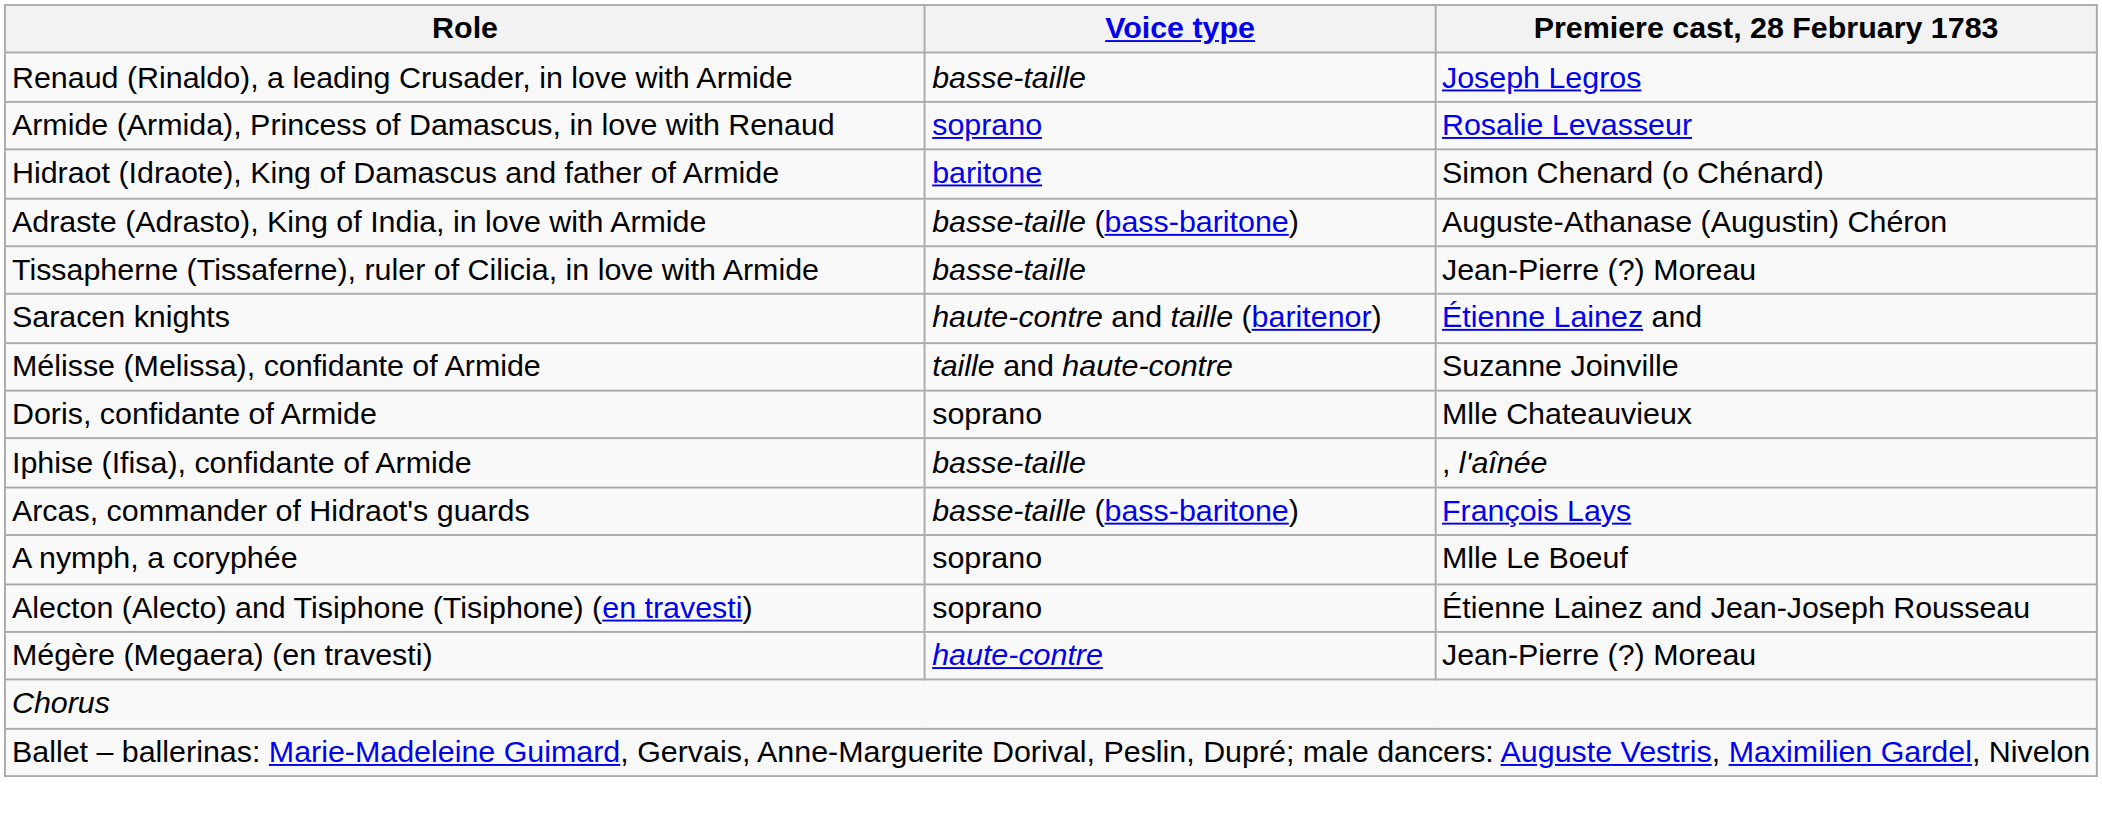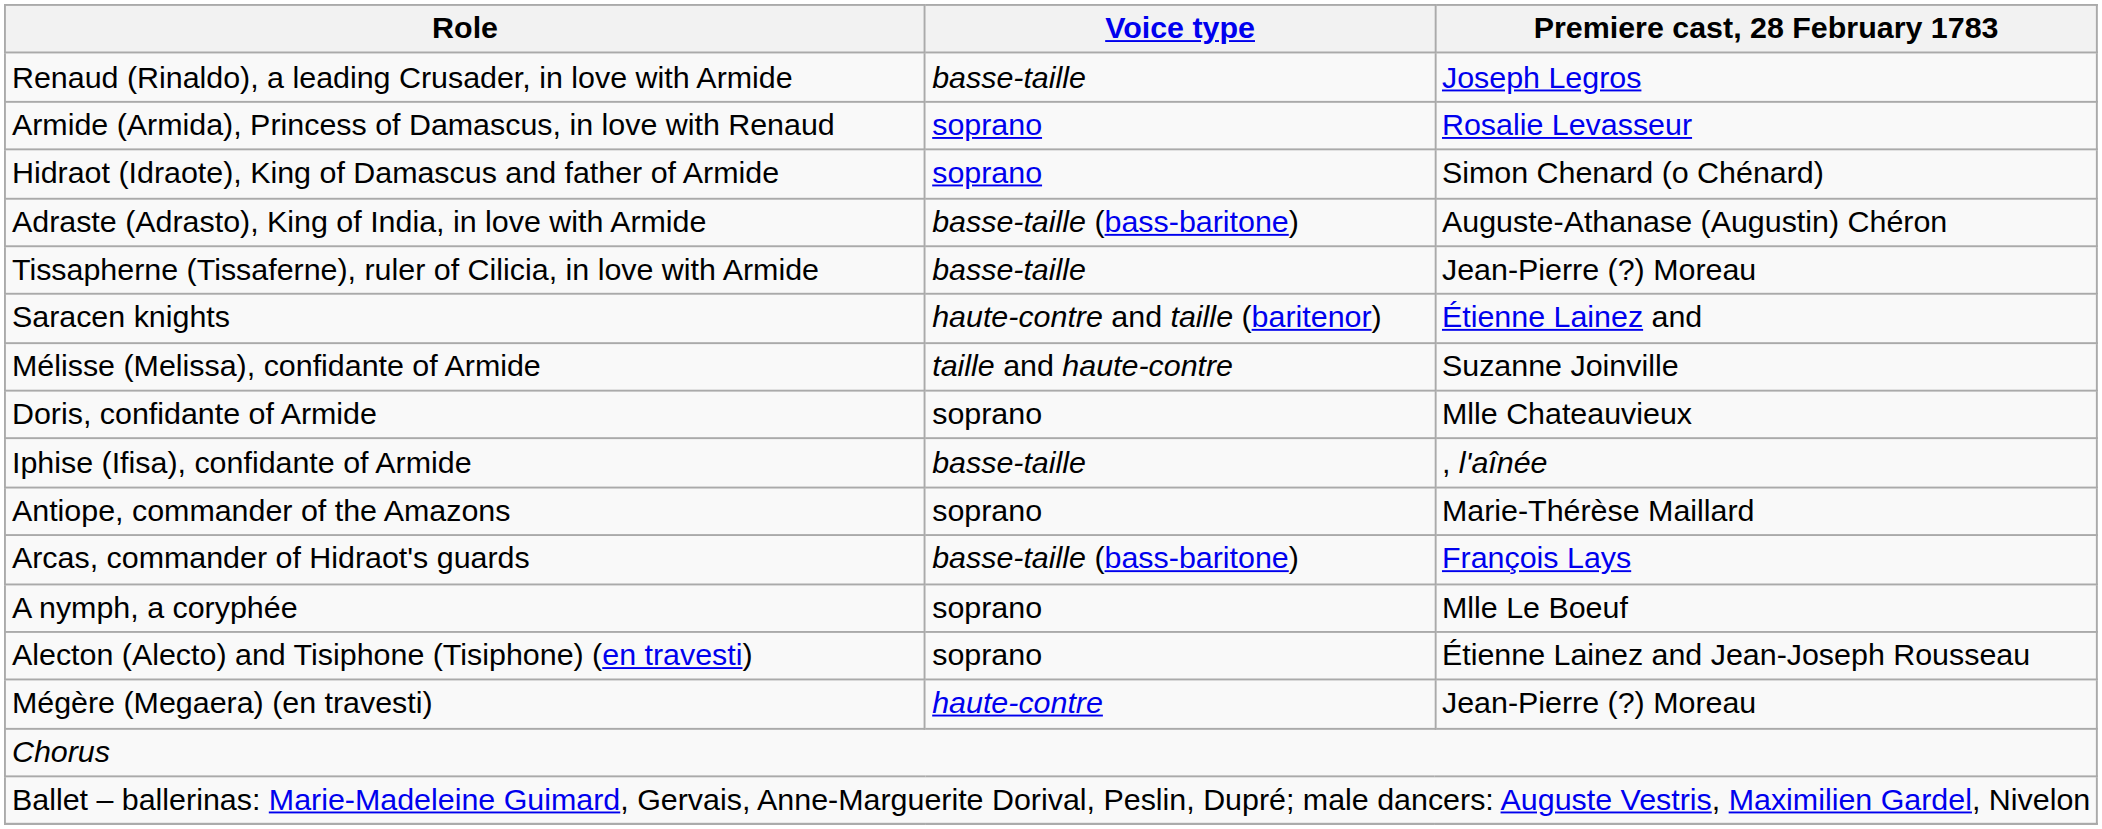(987, 173) baritone -> (987, 173) soprano
+ row: (261, 510)
